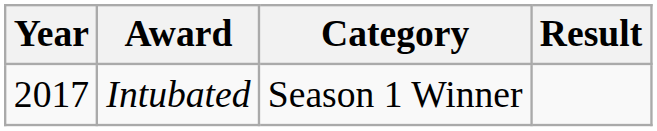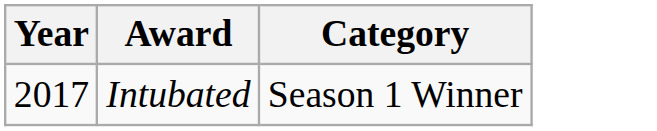- column: (591, 34)
